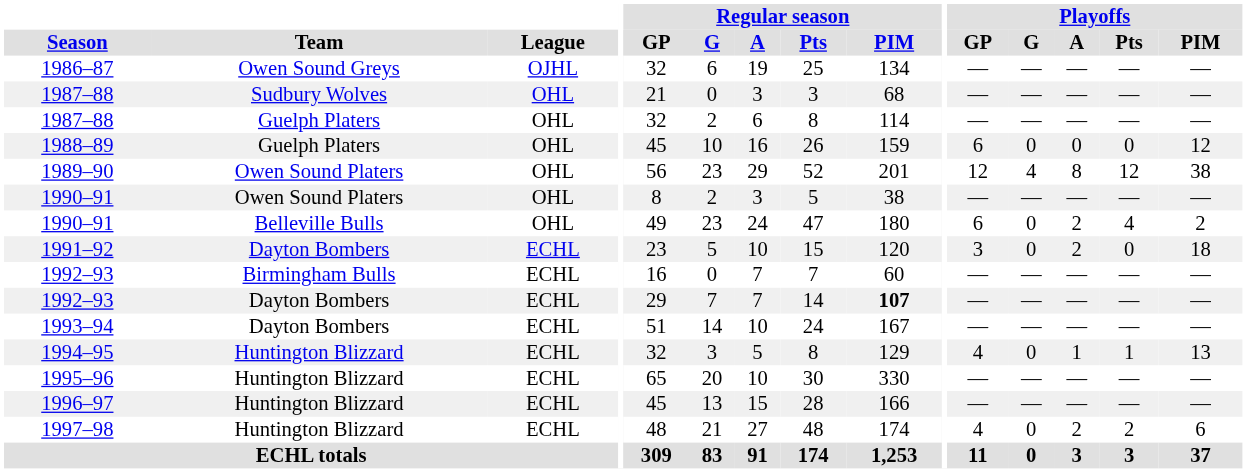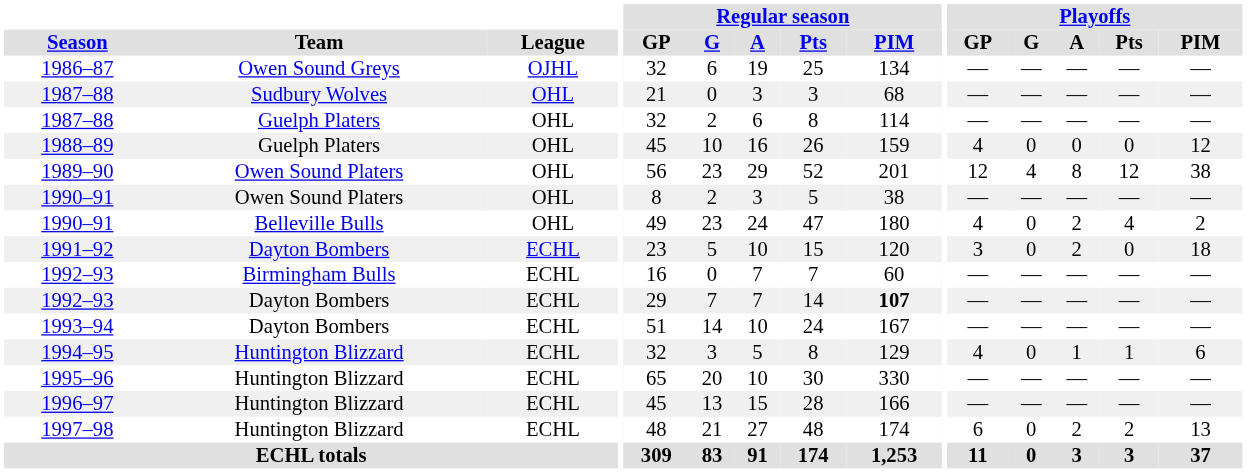(978, 145) 6 -> (978, 145) 4
(978, 223) 6 -> (978, 223) 4
(1200, 352) 13 -> (1200, 352) 6
(978, 429) 4 -> (978, 429) 6
(1200, 429) 6 -> (1200, 429) 13
